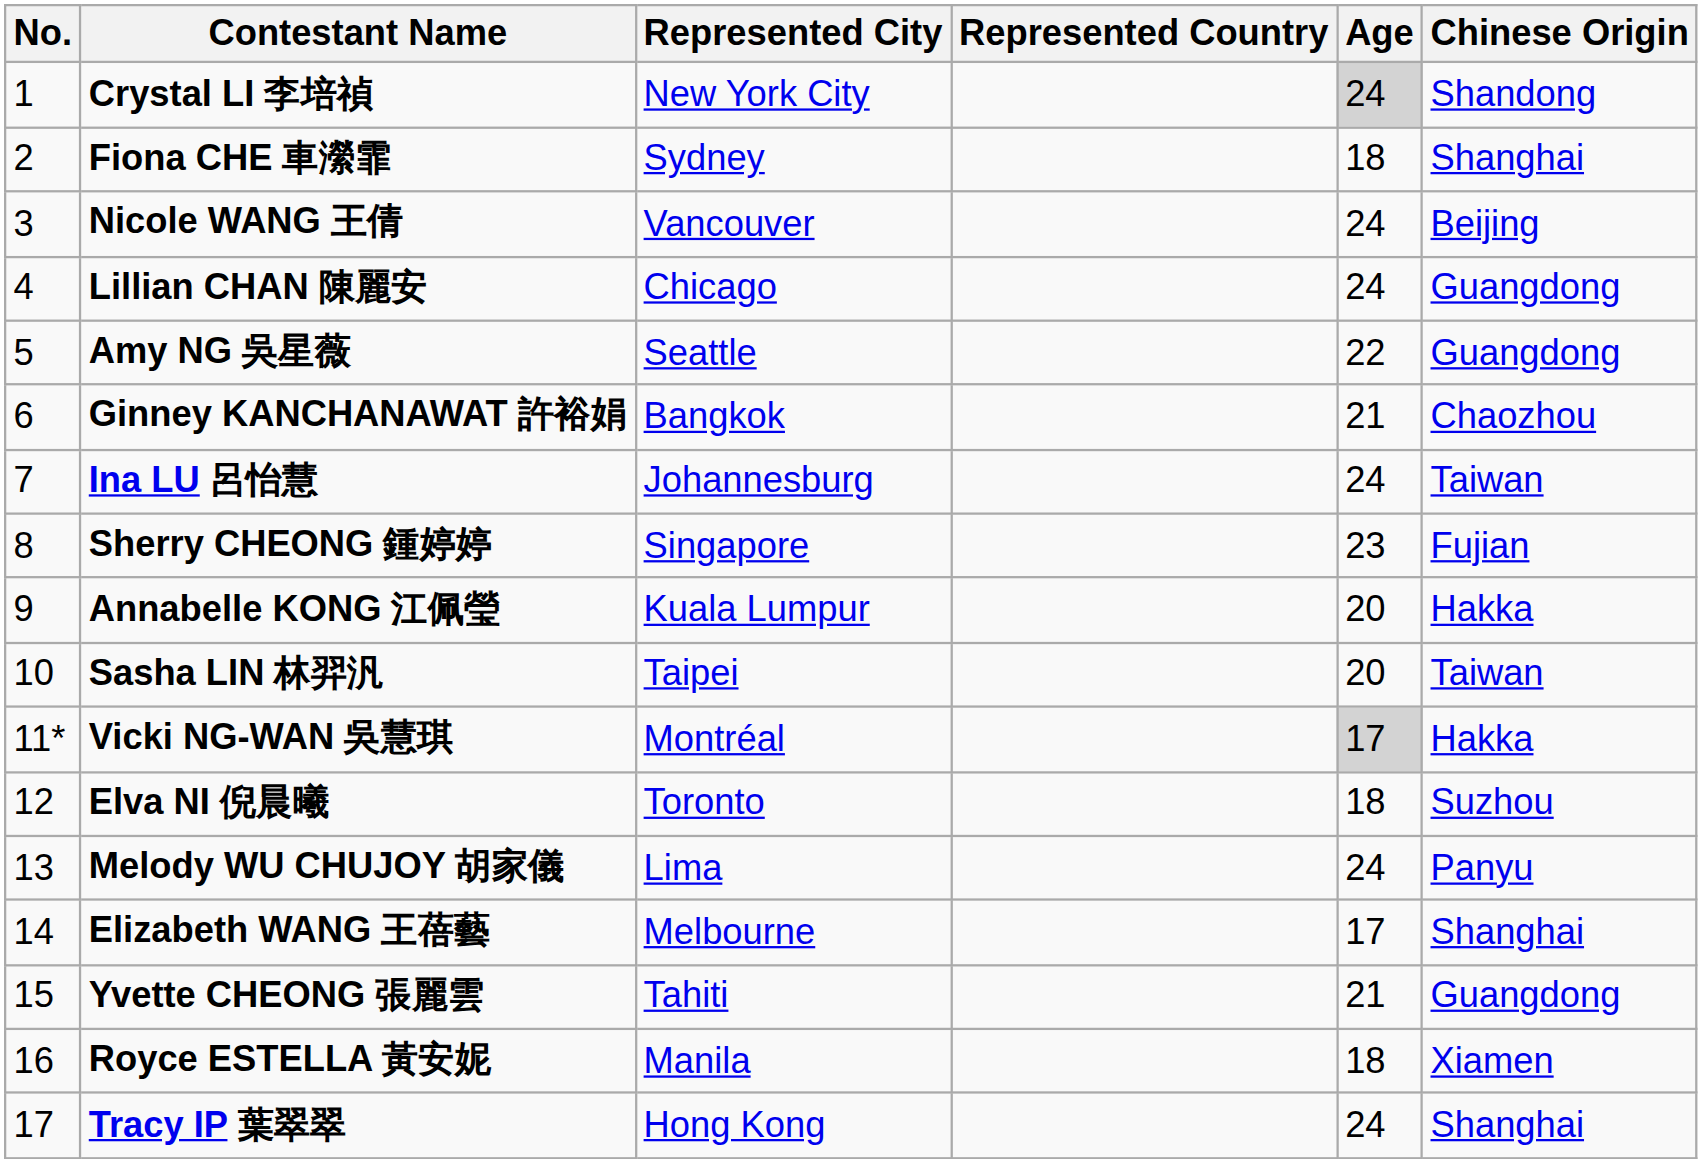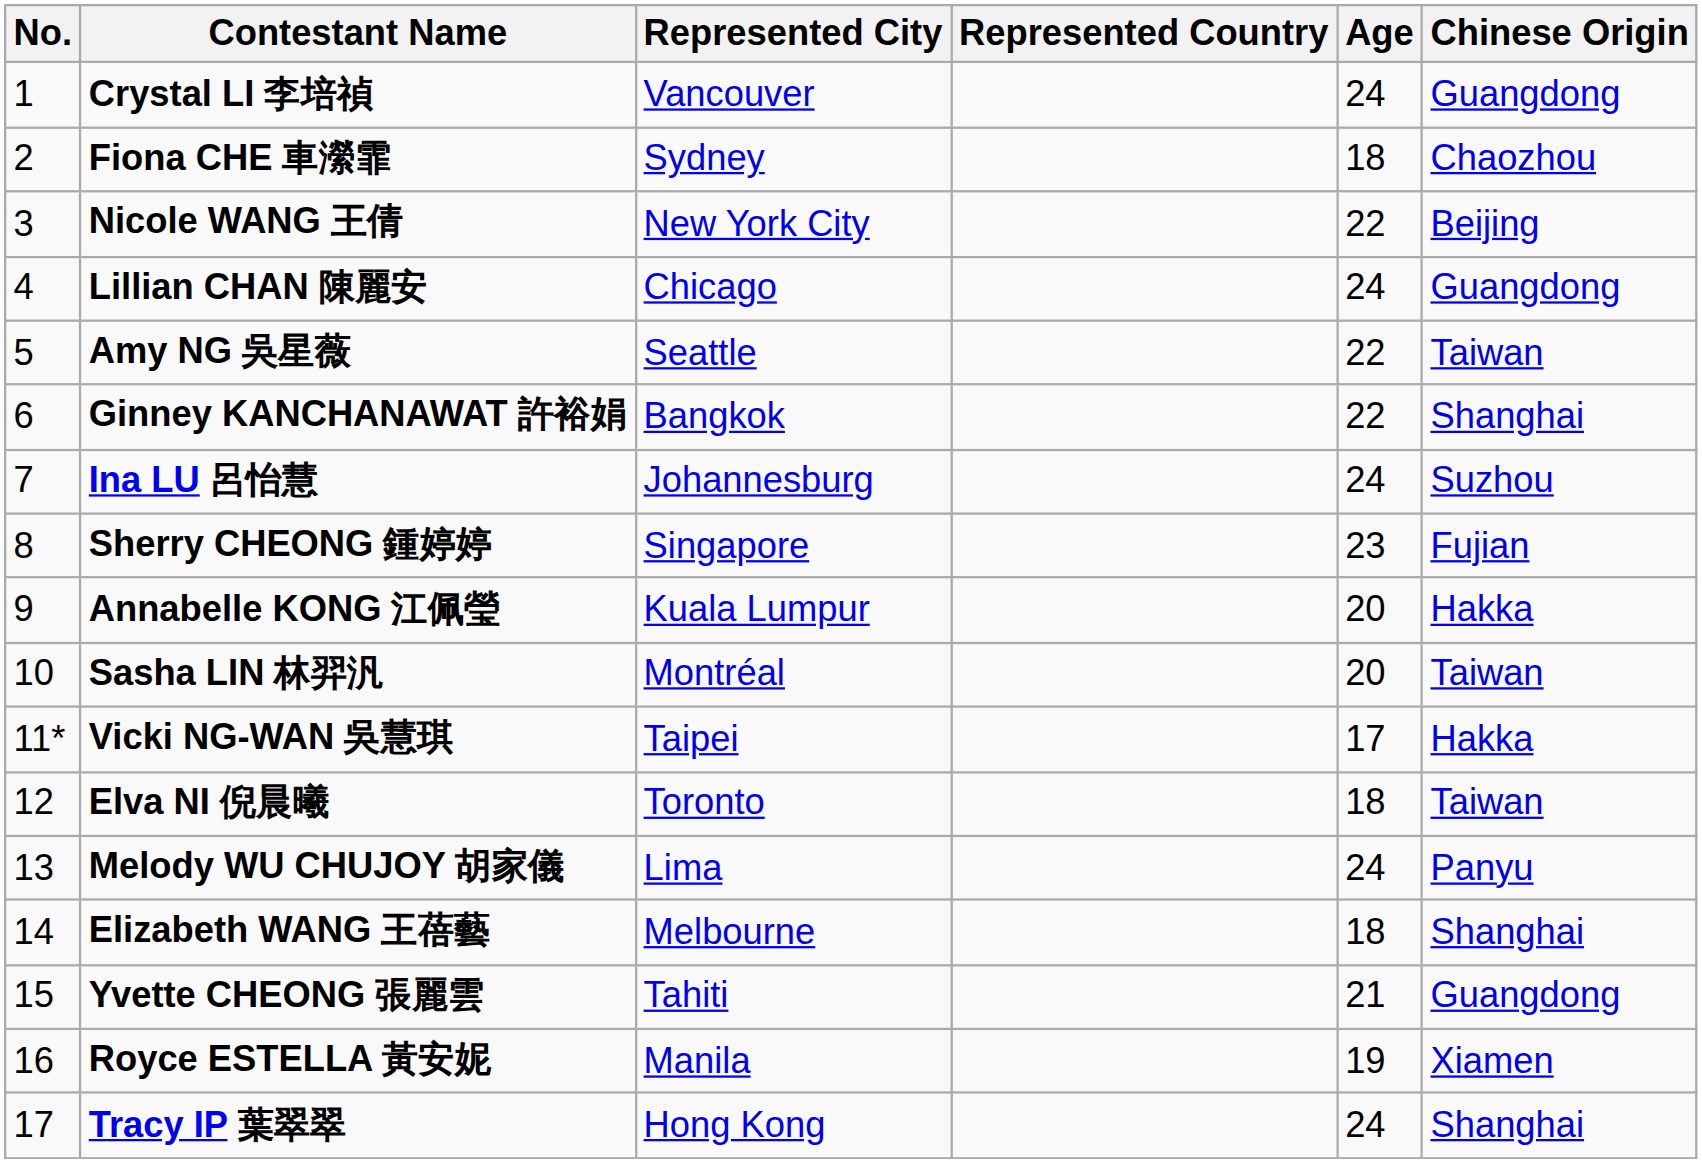(757, 94) New York City -> (729, 94) Vancouver
(1365, 94) lightgrey background -> (1365, 94) no background
(1513, 94) Shandong -> (1525, 94) Guangdong
(1507, 158) Shanghai -> (1513, 158) Chaozhou
(729, 223) Vancouver -> (757, 223) New York City
(1365, 223) 24 -> (1365, 223) 22
(1525, 351) Guangdong -> (1487, 351) Taiwan
(1365, 416) 21 -> (1365, 416) 22
(1513, 416) Chaozhou -> (1507, 416) Shanghai
(1487, 480) Taiwan -> (1492, 480) Suzhou
(691, 674) Taipei -> (714, 674) Montréal
(714, 738) Montréal -> (691, 738) Taipei
(1365, 738) lightgrey background -> (1365, 738) no background
(1492, 802) Suzhou -> (1487, 802) Taiwan
(1365, 931) 17 -> (1365, 931) 18
(1365, 1060) 18 -> (1365, 1060) 19
